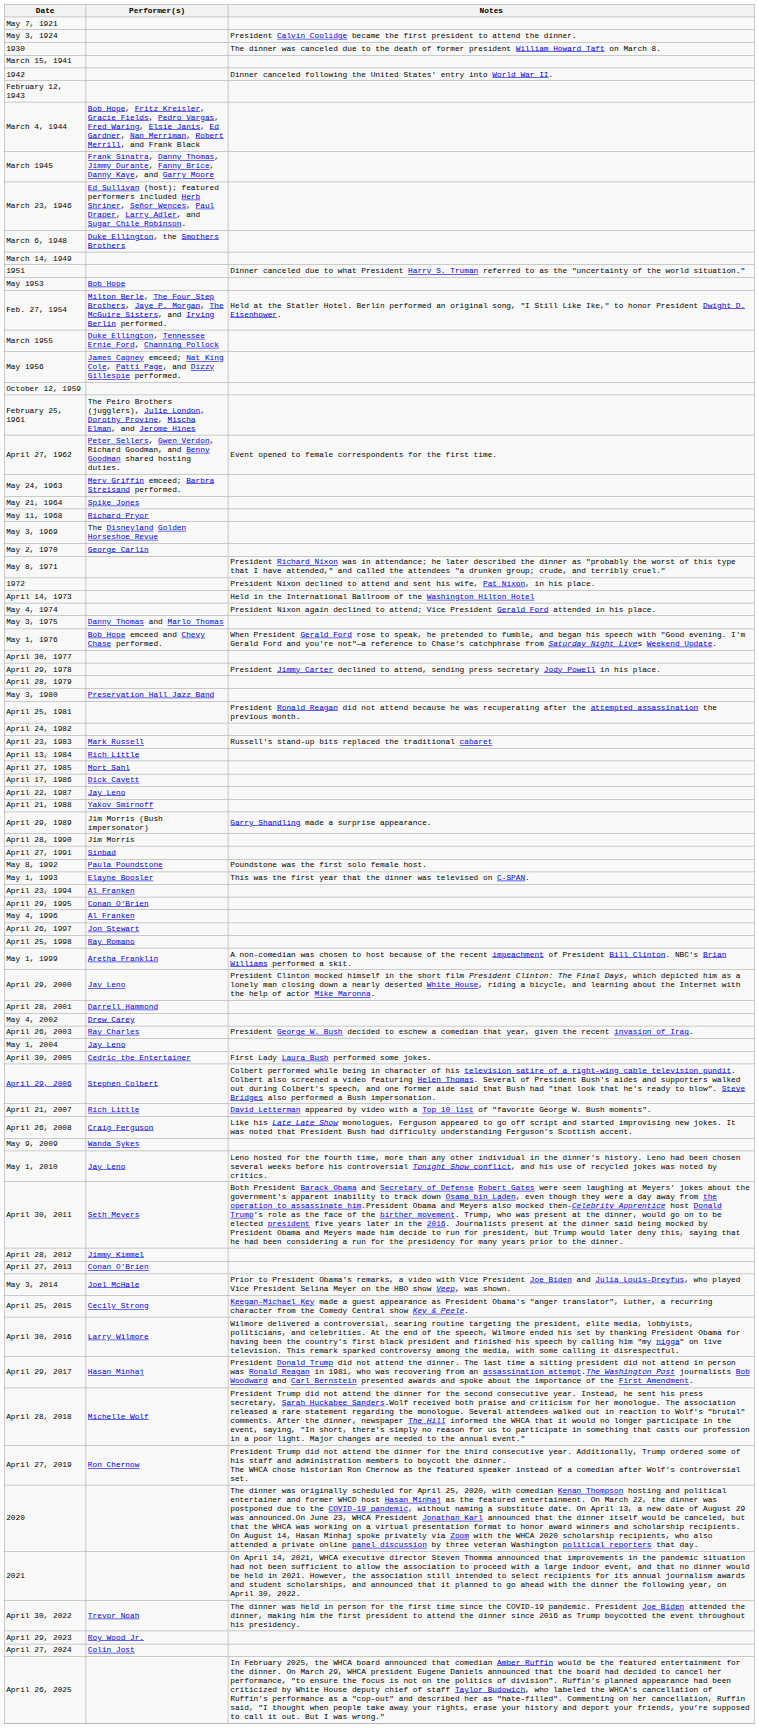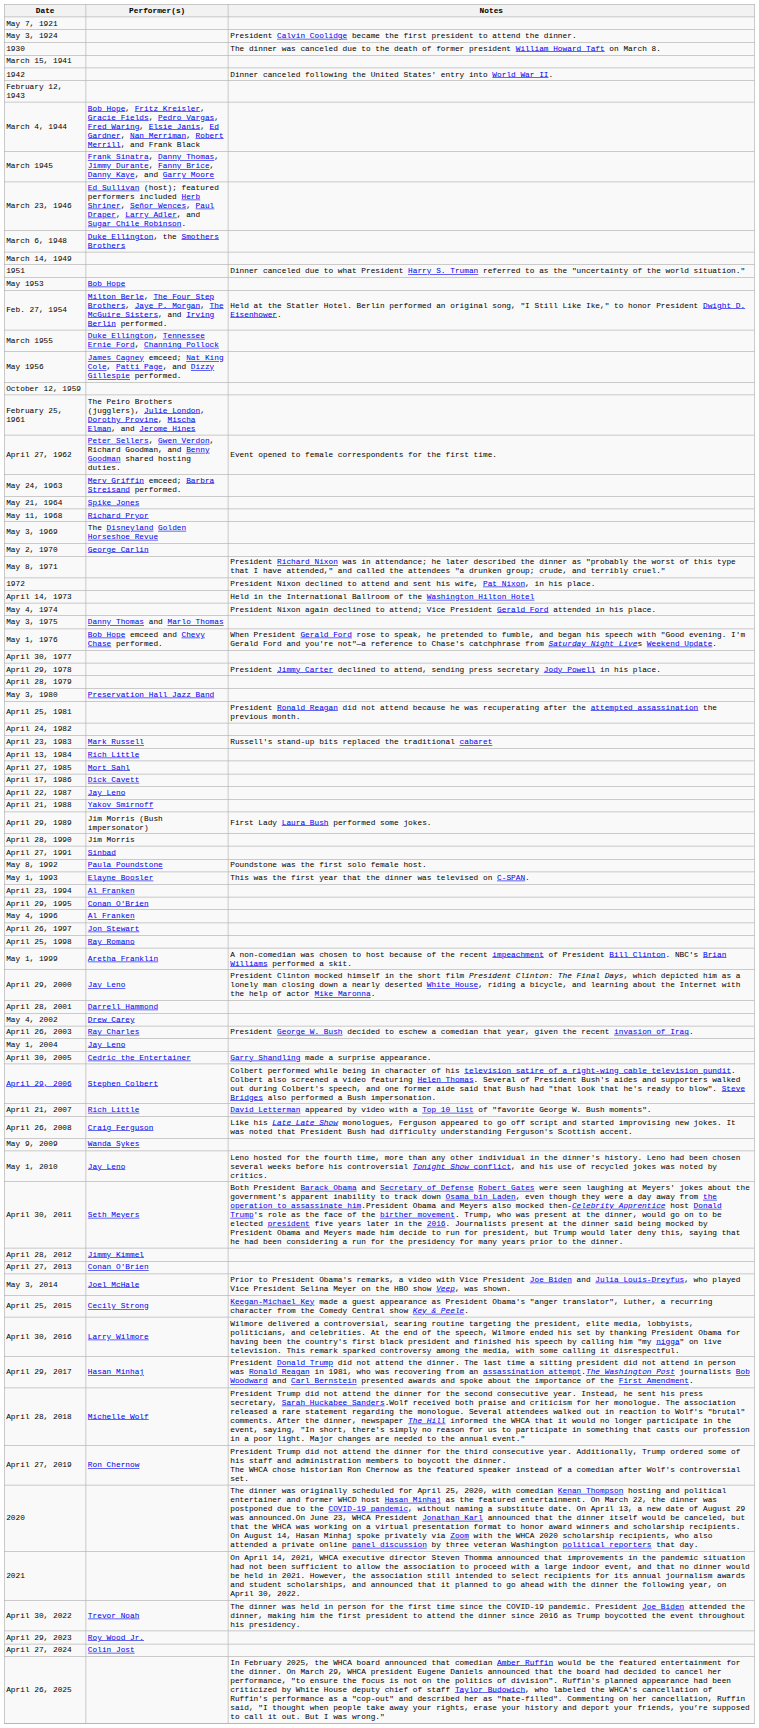(331, 823) Garry Shandling made a surprise appearance. -> (331, 823) First Lady Laura Bush performed some jokes.
(331, 1058) First Lady Laura Bush performed some jokes. -> (331, 1058) Garry Shandling made a surprise appearance.
